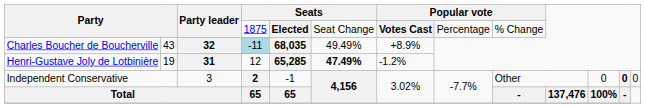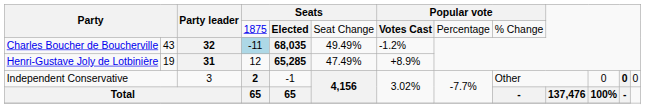(405, 45) +8.9% -> (392, 45) -1.2%
(344, 62) bold -> (344, 62) normal
(392, 62) -1.2% -> (405, 62) +8.9%
